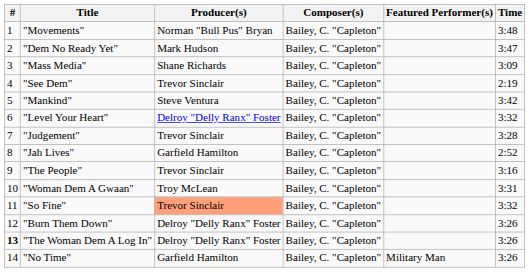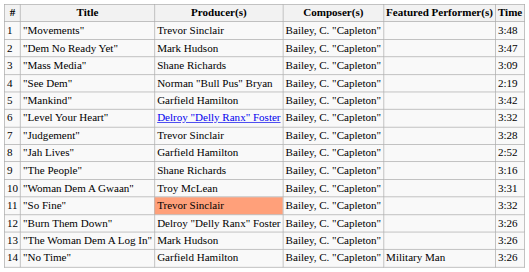(215, 30) Norman "Bull Pus" Bryan -> (191, 30) Trevor Sinclair
(191, 83) Trevor Sinclair -> (215, 83) Norman "Bull Pus" Bryan
(188, 100) Steve Ventura -> (198, 100) Garfield Hamilton
(191, 170) Trevor Sinclair -> (192, 170) Shane Richards
(12, 240) bold -> (12, 240) normal
(219, 240) Delroy "Delly Ranx" Foster -> (188, 240) Mark Hudson
